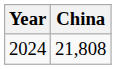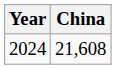(81, 49) 21,808 -> (81, 49) 21,608
